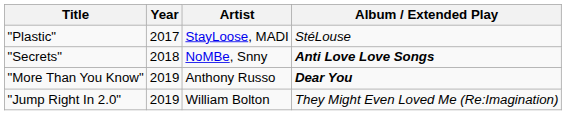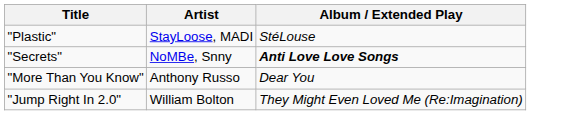- column: (165, 15)
(324, 78) bold -> (287, 78) normal
